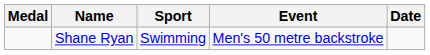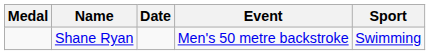columns swapped: (173, 16) <-> (406, 16)
